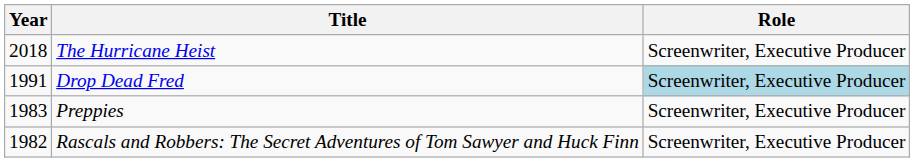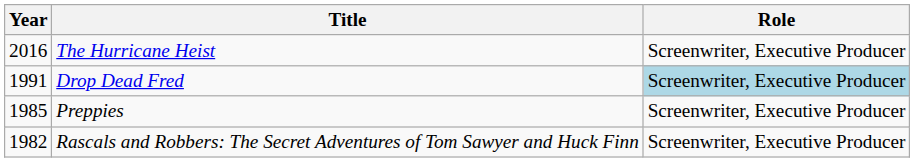(28, 50) 2018 -> (28, 50) 2016
(28, 111) 1983 -> (28, 111) 1985
